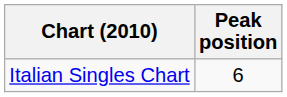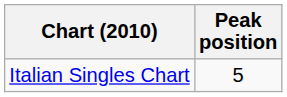(238, 75) 6 -> (238, 75) 5
